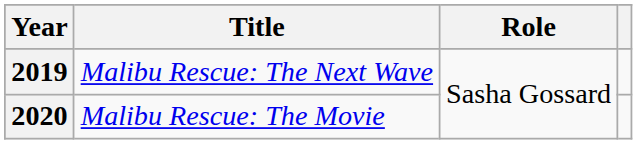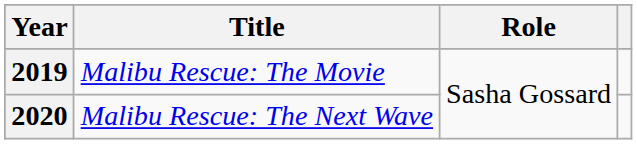(257, 71) Malibu Rescue: The Next Wave -> (233, 71) Malibu Rescue: The Movie
(233, 116) Malibu Rescue: The Movie -> (257, 116) Malibu Rescue: The Next Wave
